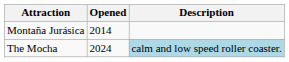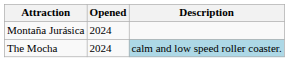(101, 30) 2014 -> (101, 30) 2024
